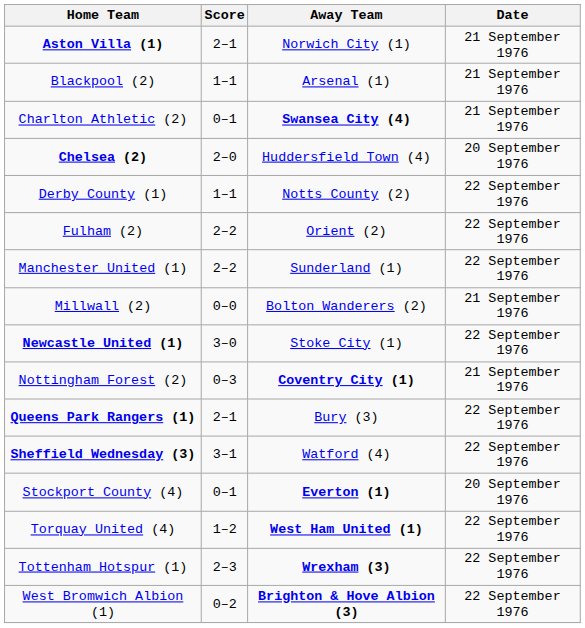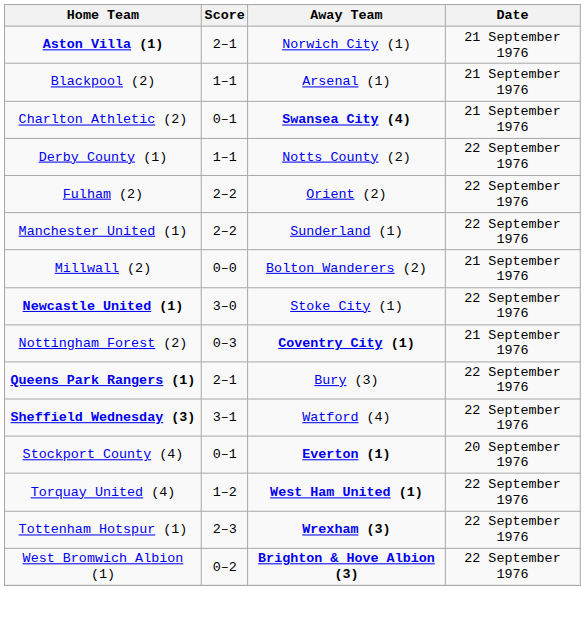- row: (103, 157)
